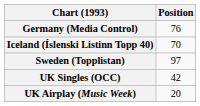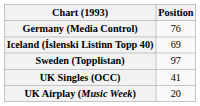(176, 45) 70 -> (176, 45) 69
(176, 77) 42 -> (176, 77) 41
